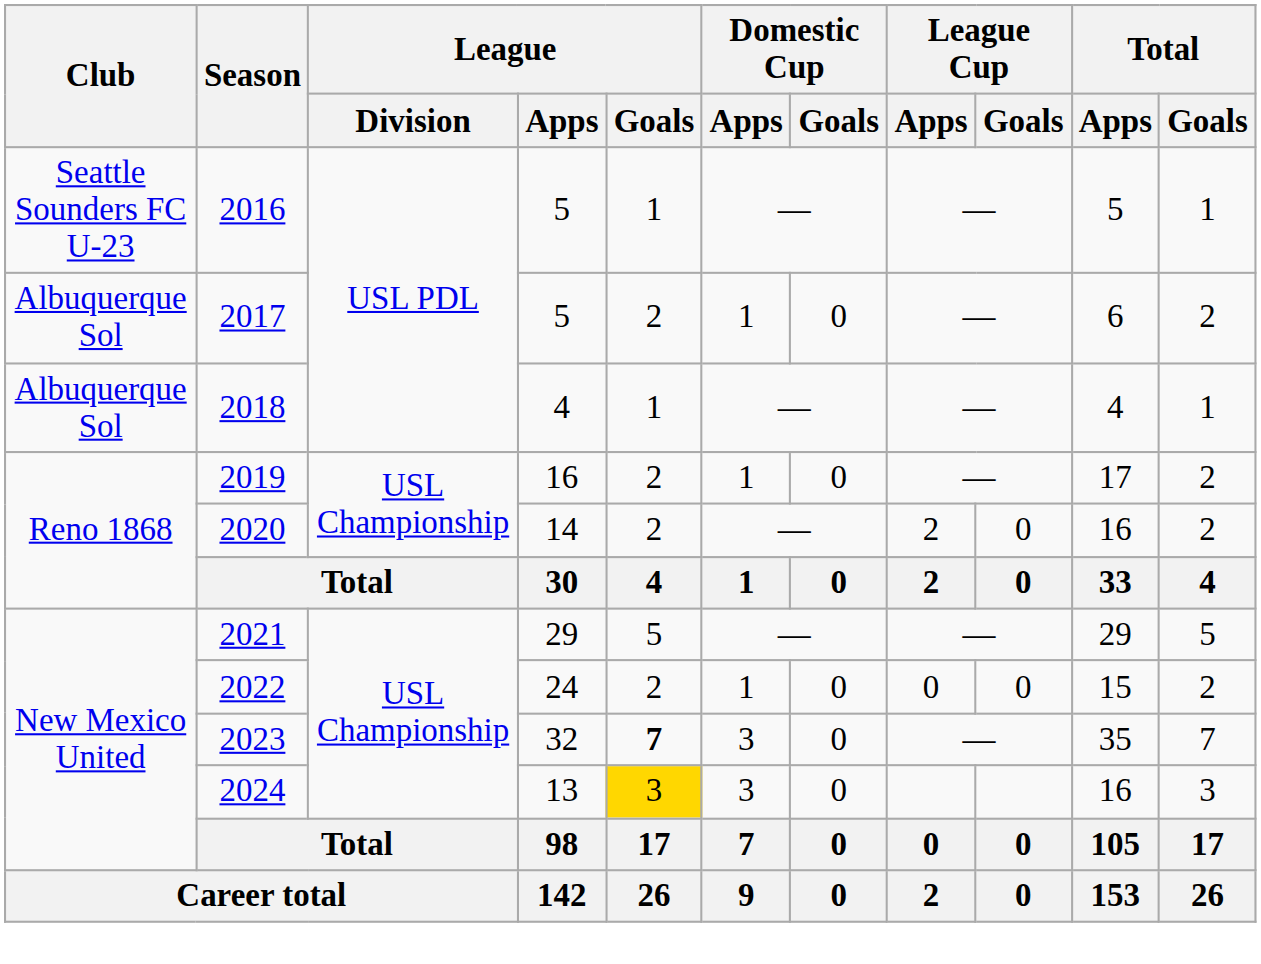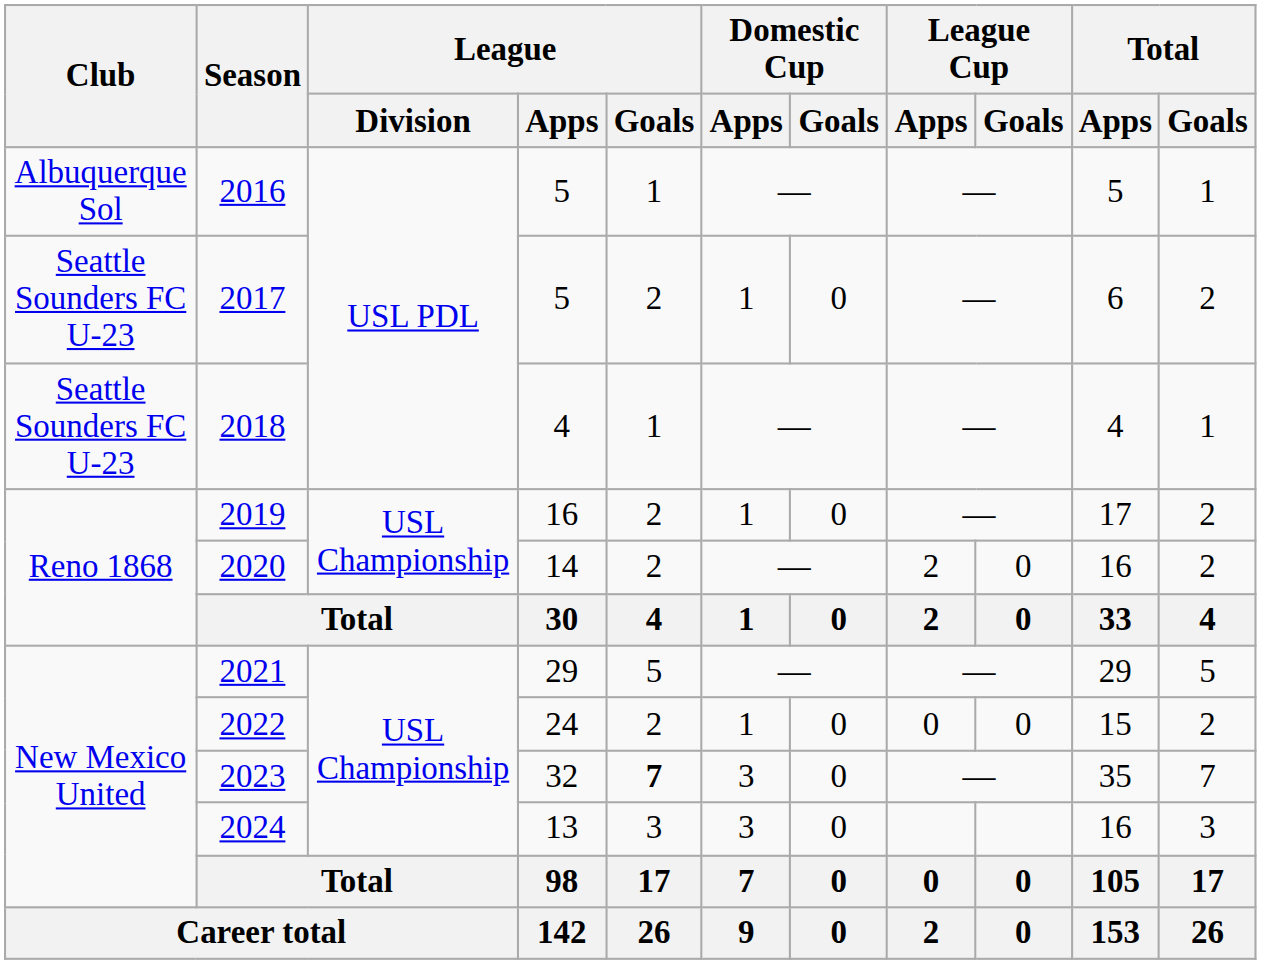(101, 209) Seattle Sounders FC U-23 -> (101, 190) Albuquerque Sol
(101, 317) Albuquerque Sol -> (101, 298) Seattle Sounders FC U-23
(101, 406) Albuquerque Sol -> (101, 425) Seattle Sounders FC U-23
(654, 791) gold background -> (654, 828) no background
